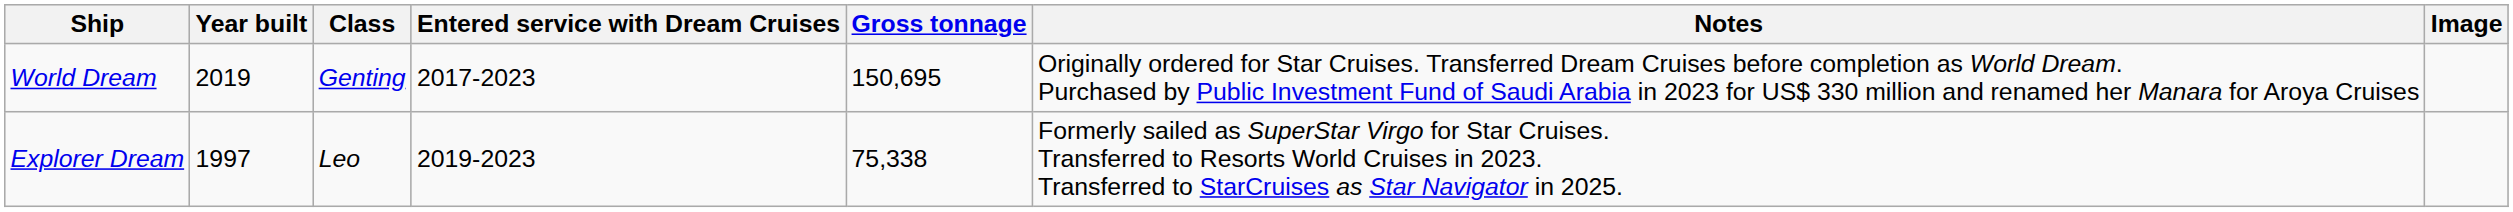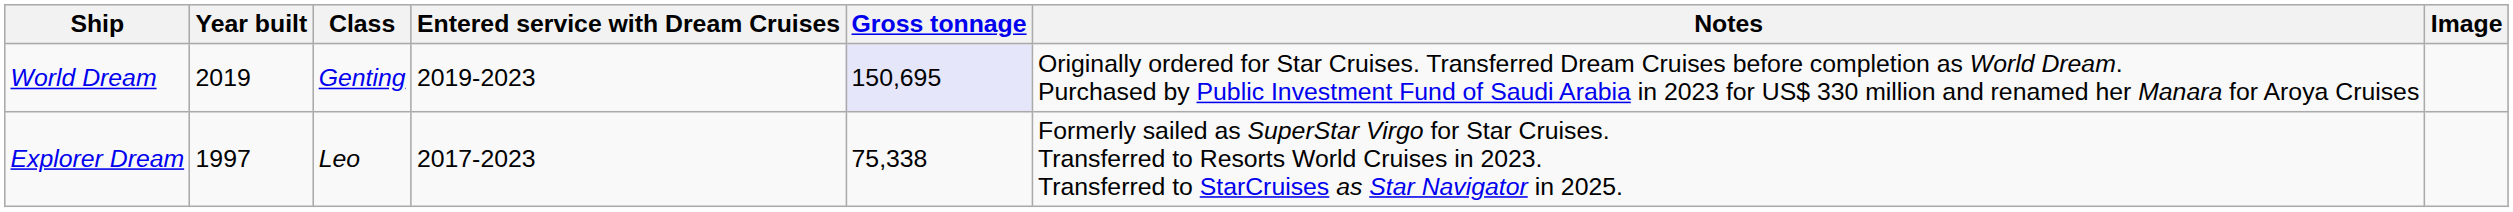(476, 77) 2017-2023 -> (476, 77) 2019-2023
(896, 77) no background -> (896, 77) lavender background
(476, 158) 2019-2023 -> (476, 158) 2017-2023
